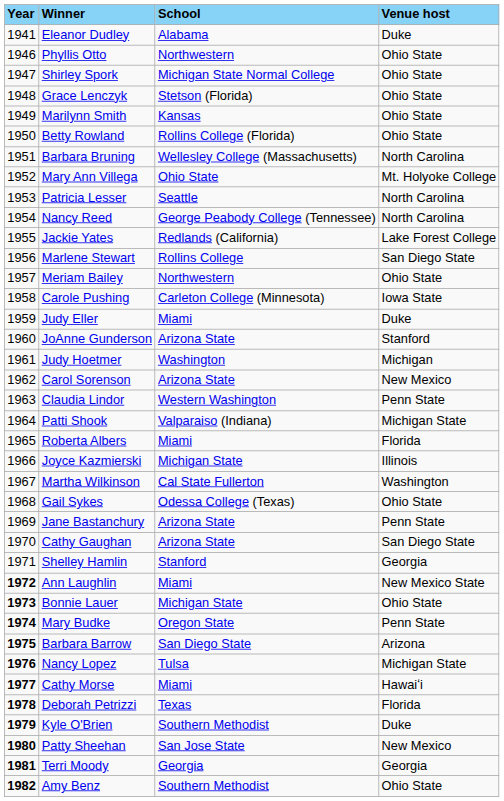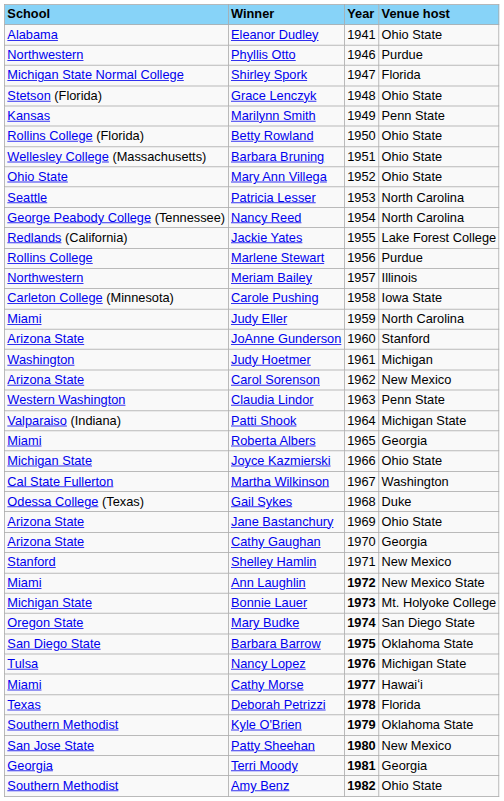columns swapped: (21, 14) <-> (179, 14)
(397, 34) Duke -> (412, 34) Ohio State
(412, 55) Ohio State -> (402, 55) Purdue
(412, 75) Ohio State -> (401, 75) Florida
(412, 116) Ohio State -> (413, 116) Penn State
(423, 156) North Carolina -> (412, 156) Ohio State
(439, 177) Mt. Holyoke College -> (412, 177) Ohio State
(428, 258) San Diego State -> (402, 258) Purdue
(412, 278) Ohio State -> (399, 278) Illinois
(397, 319) Duke -> (423, 319) North Carolina
(401, 440) Florida -> (404, 440) Georgia
(399, 461) Illinois -> (412, 461) Ohio State
(412, 501) Ohio State -> (397, 501) Duke
(413, 522) Penn State -> (412, 522) Ohio State
(428, 542) San Diego State -> (404, 542) Georgia
(404, 562) Georgia -> (416, 562) New Mexico
(412, 603) Ohio State -> (439, 603) Mt. Holyoke College
(413, 623) Penn State -> (428, 623) San Diego State
(403, 643) Arizona -> (427, 643) Oklahoma State
(397, 725) Duke -> (427, 725) Oklahoma State
